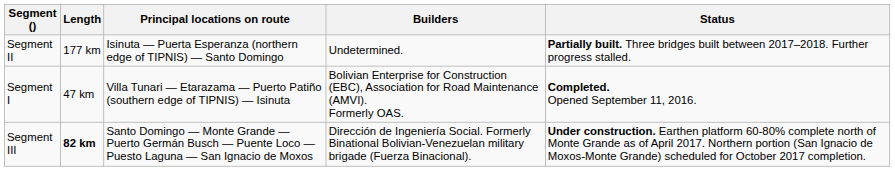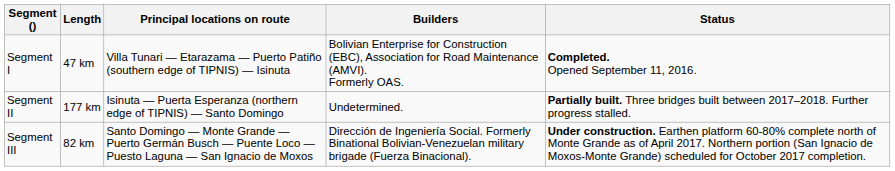rows swapped: (30, 94) <-> (30, 50)
(79, 144) bold -> (79, 144) normal
